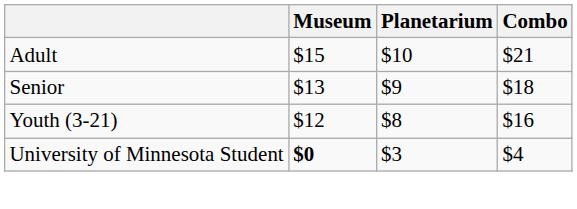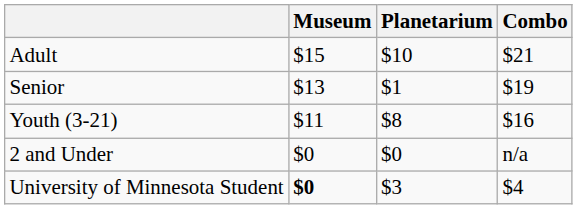(392, 87) $9 -> (392, 87) $1
(518, 87) $18 -> (518, 87) $19
(309, 120) $12 -> (309, 120) $11
+ row: (61, 154)
